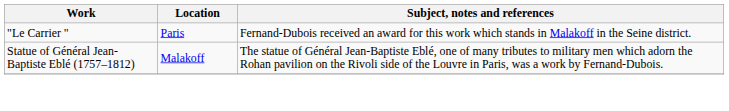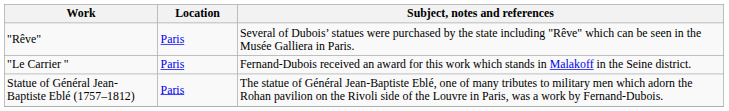+ row: (24, 39)
(182, 58) Malakoff -> (172, 90) Paris
